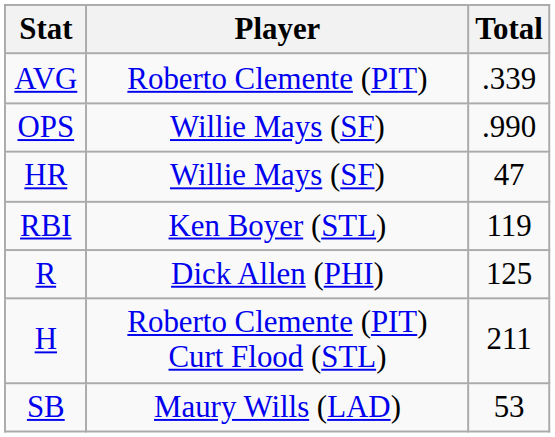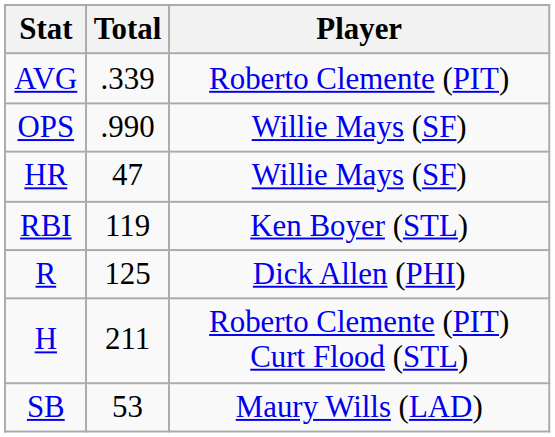columns swapped: (277, 28) <-> (509, 28)
